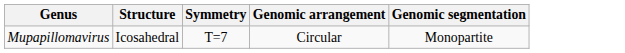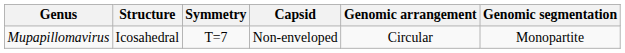+ column: (295, 15)
